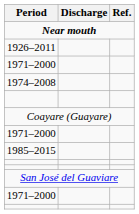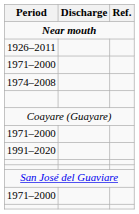+ row: (31, 151)
- row: (31, 151)
